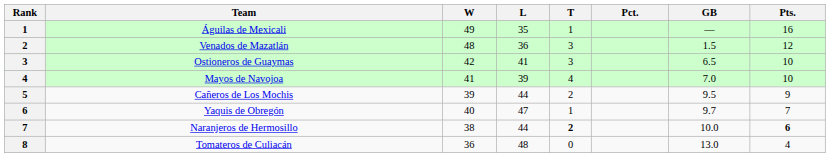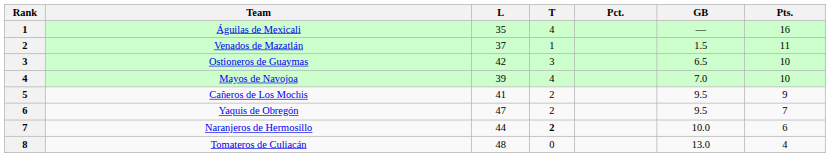- column: (469, 12)
(571, 29) 1 -> (552, 29) 4
(523, 45) 36 -> (501, 45) 37
(571, 45) 3 -> (552, 45) 1
(788, 45) 12 -> (785, 45) 11
(523, 62) 41 -> (501, 62) 42
(523, 95) 44 -> (501, 95) 41
(571, 111) 1 -> (552, 111) 2
(709, 111) 9.7 -> (701, 111) 9.5
(788, 128) bold -> (785, 128) normal
